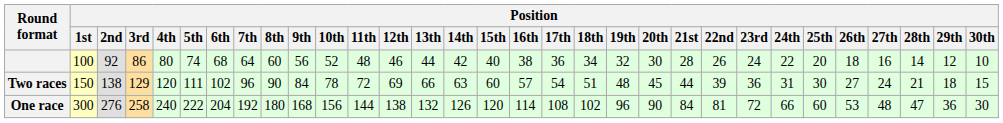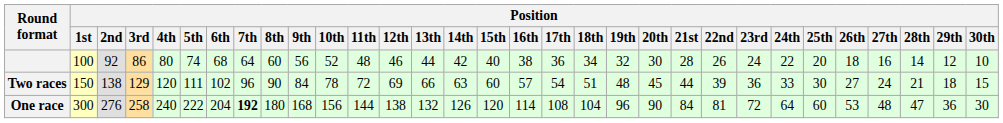(787, 83) 31 -> (787, 83) 33
(248, 106) normal -> (248, 106) bold
(590, 106) 102 -> (590, 106) 104
(787, 106) 66 -> (787, 106) 64
